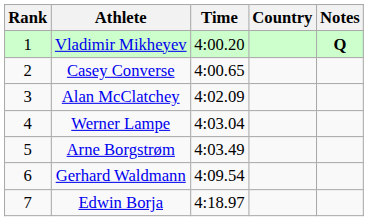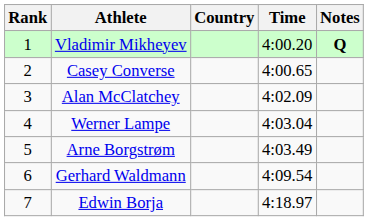columns swapped: (282, 17) <-> (219, 17)
